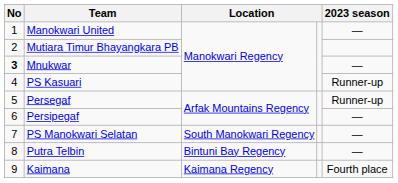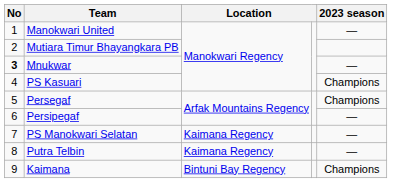(357, 83) Runner-up -> (352, 83) Champions
(357, 100) Runner-up -> (352, 100) Champions
(249, 134) South Manokwari Regency -> (228, 134) Kaimana Regency
(235, 152) Bintuni Bay Regency -> (228, 152) Kaimana Regency
(228, 169) Kaimana Regency -> (235, 169) Bintuni Bay Regency
(357, 169) Fourth place -> (352, 169) Champions
